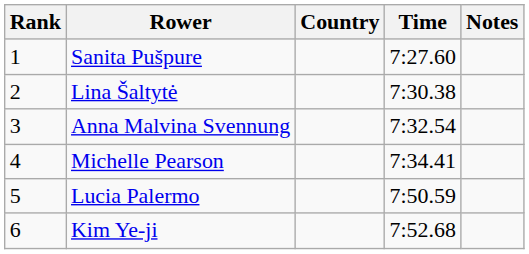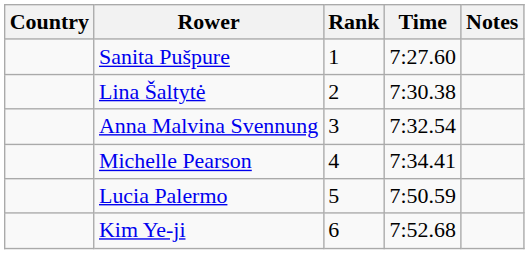columns swapped: (35, 21) <-> (340, 21)
